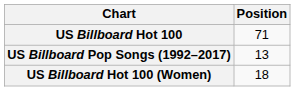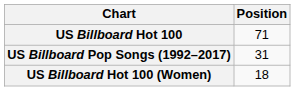(262, 55) 13 -> (262, 55) 31
